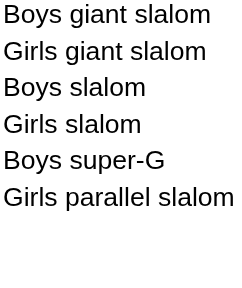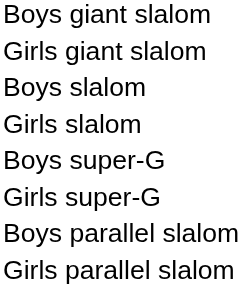+ row: (82, 197)
+ row: (121, 233)
